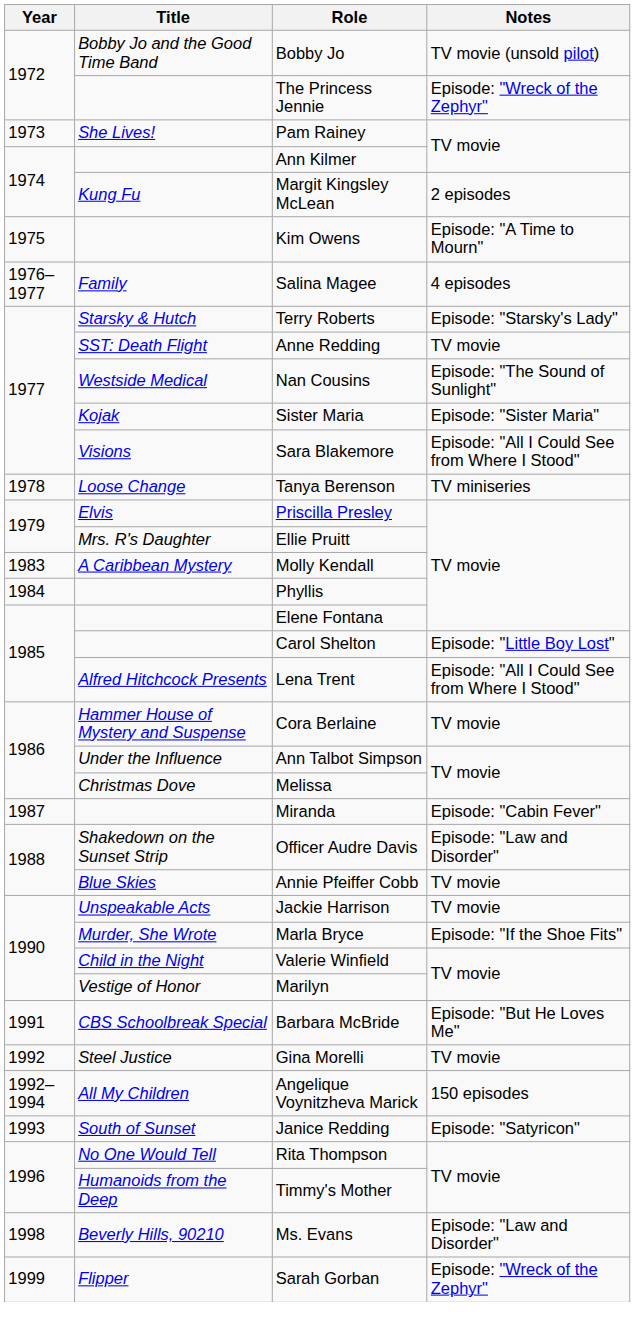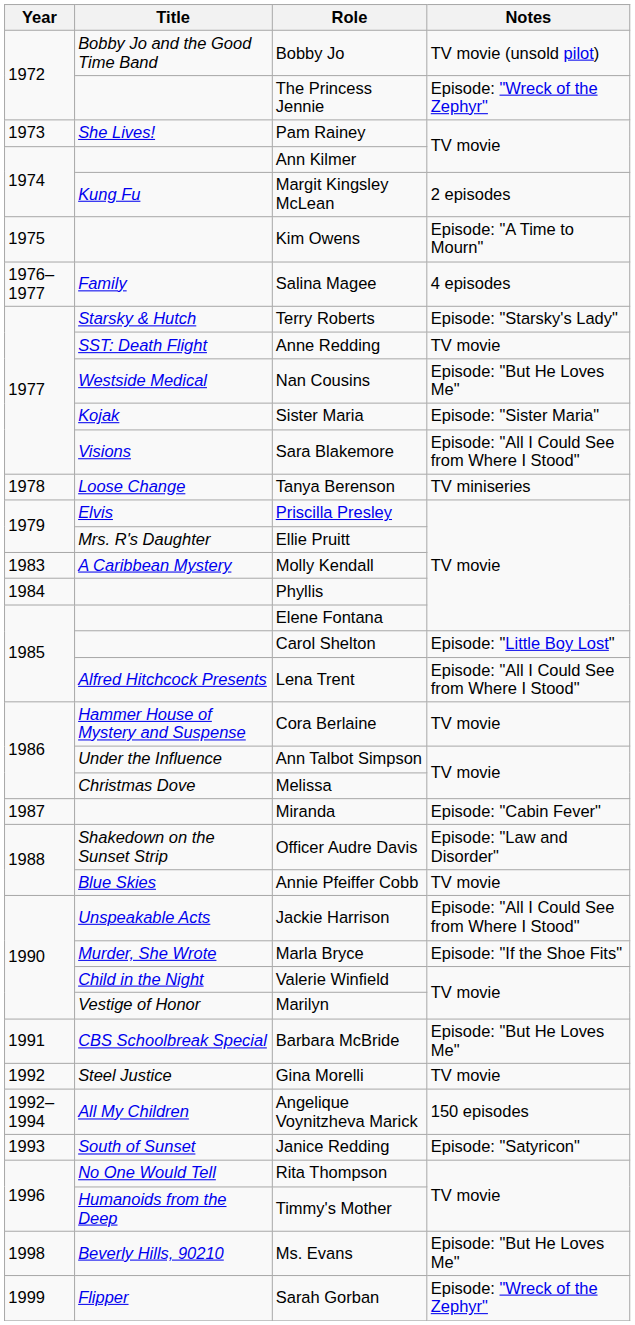(518, 380) Episode: "The Sound of Sunlight" -> (518, 380) Episode: "But He Loves Me"
(466, 908) TV movie -> (523, 917) Episode: "All I Could See from Where I Stood"
(499, 1234) Episode: "Law and Disorder" -> (518, 1253) Episode: "But He Loves Me"
